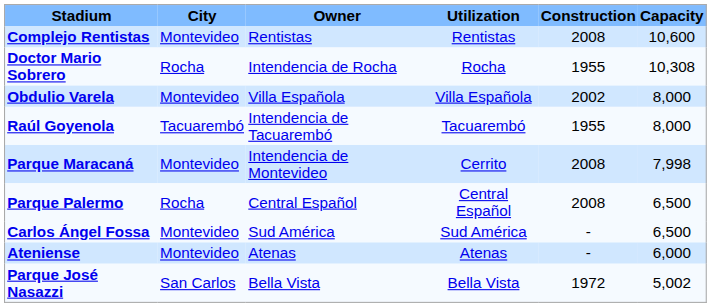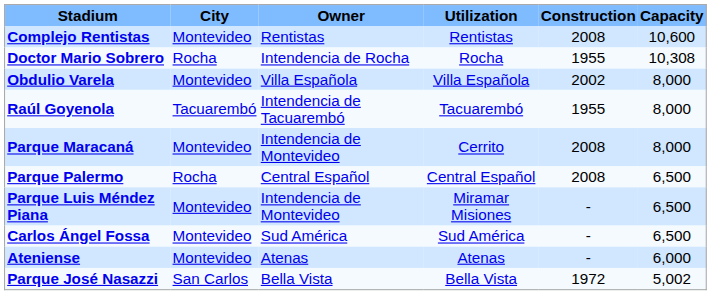(672, 164) 7,998 -> (672, 147) 8,000
+ row: (81, 206)
